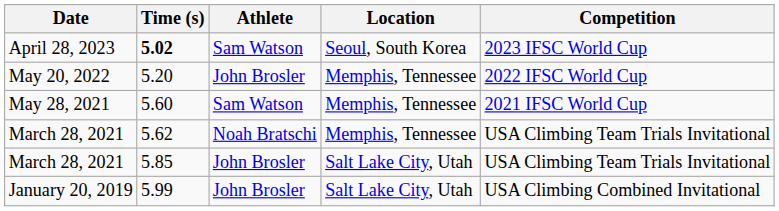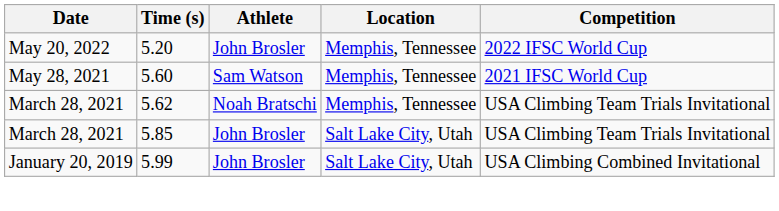- row: (157, 47)
